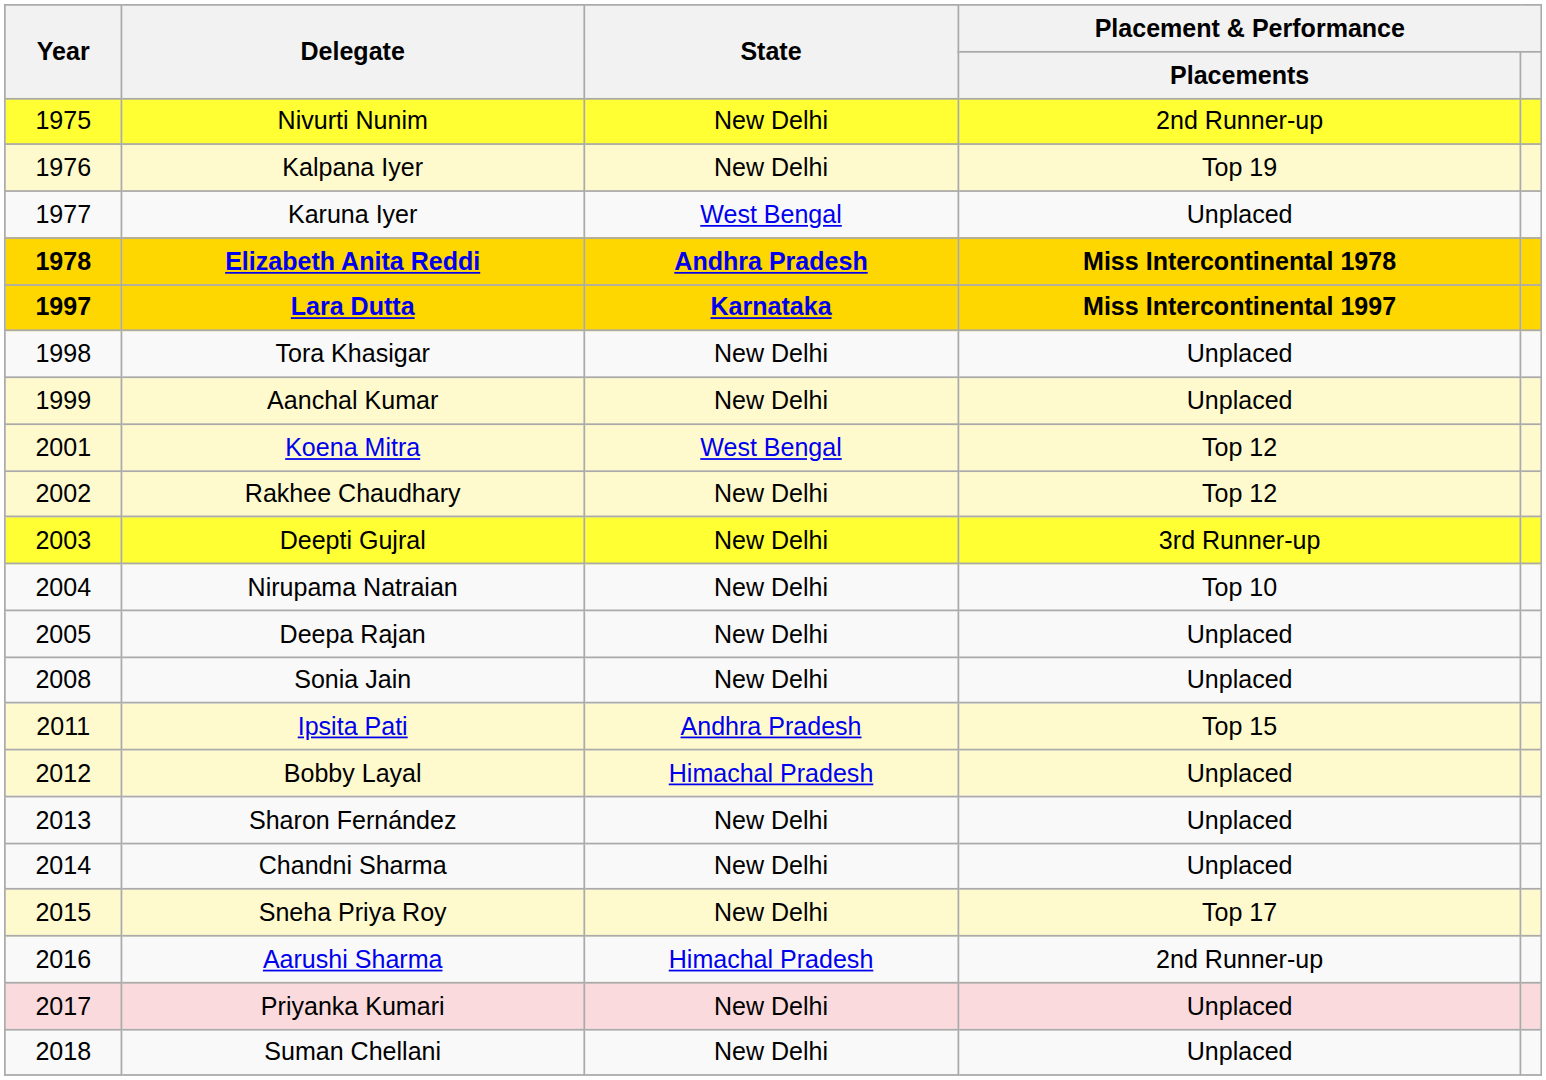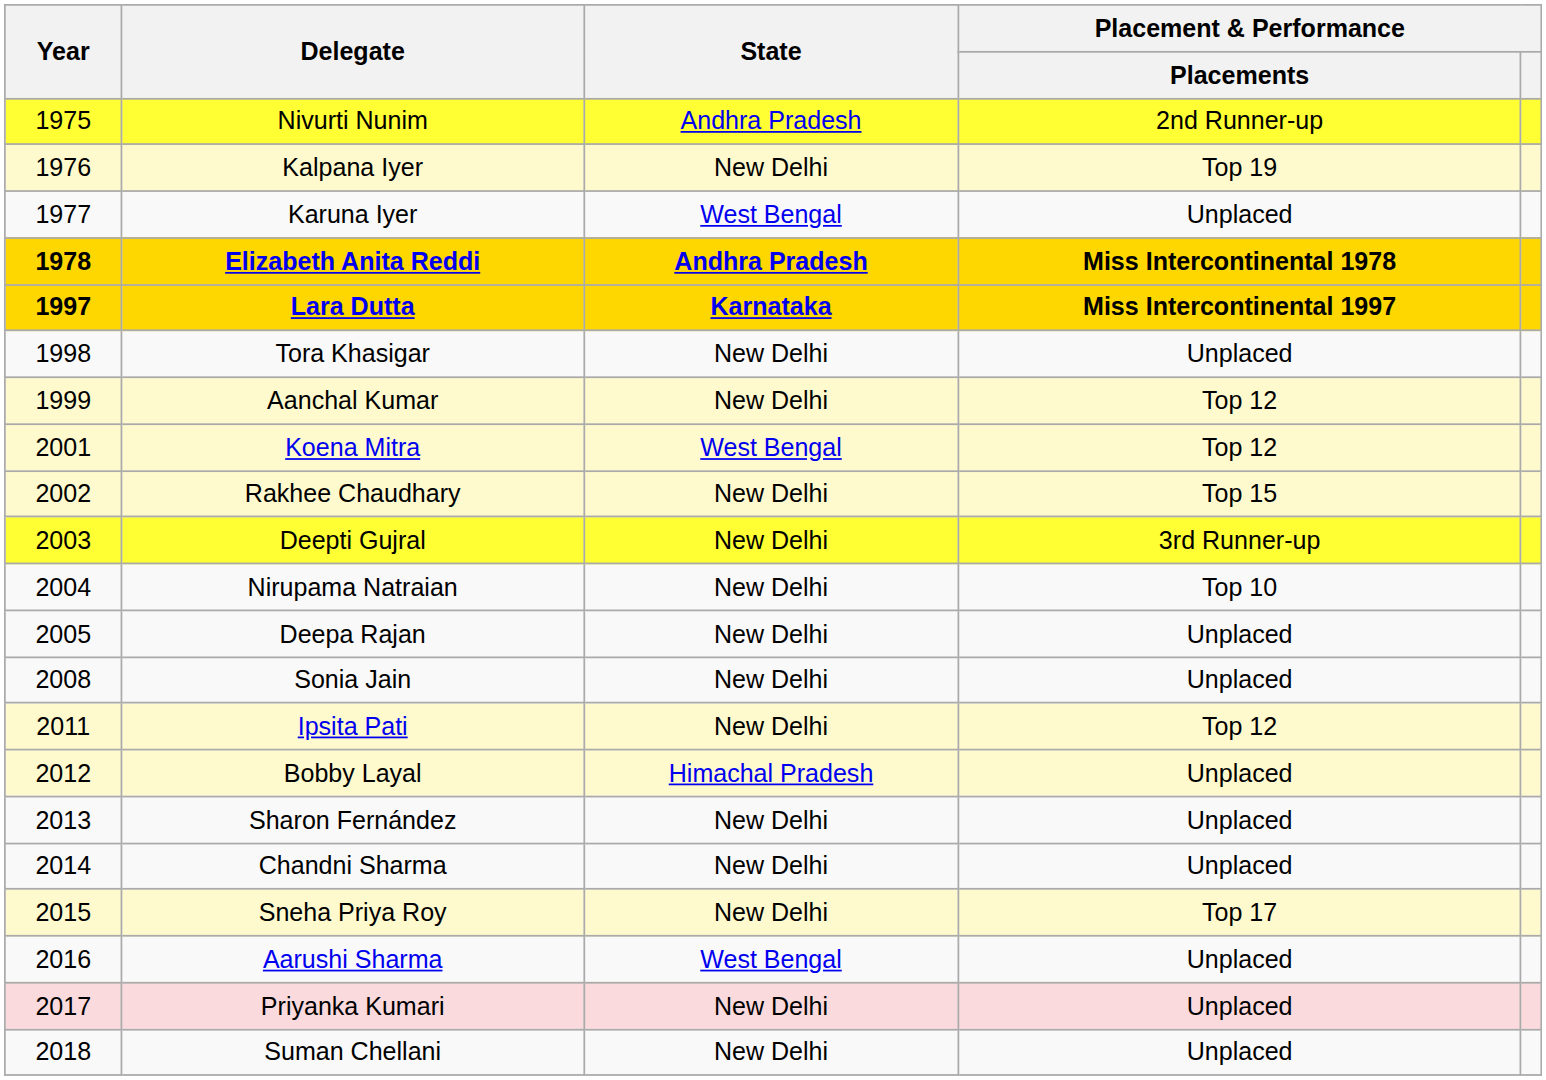(771, 122) New Delhi -> (771, 122) Andhra Pradesh
(1240, 401) Unplaced -> (1240, 401) Top 12
(1240, 494) Top 12 -> (1240, 494) Top 15
(771, 727) Andhra Pradesh -> (771, 727) New Delhi
(1240, 727) Top 15 -> (1240, 727) Top 12
(771, 959) Himachal Pradesh -> (771, 959) West Bengal
(1240, 959) 2nd Runner-up -> (1240, 959) Unplaced
